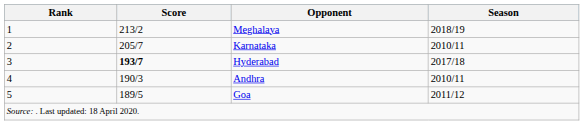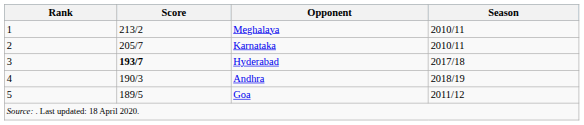(448, 29) 2018/19 -> (447, 29) 2010/11
(447, 78) 2010/11 -> (448, 78) 2018/19
